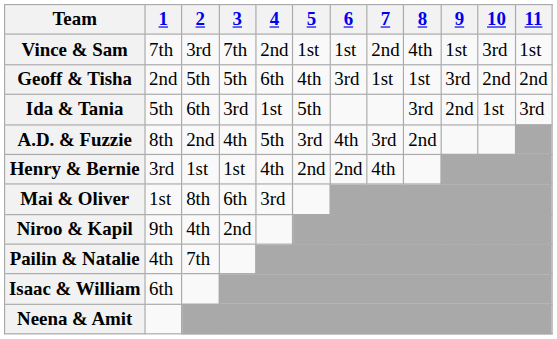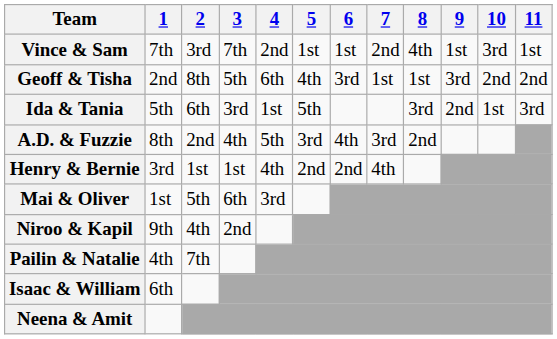(198, 79) 5th -> (198, 79) 8th
(198, 199) 8th -> (198, 199) 5th
